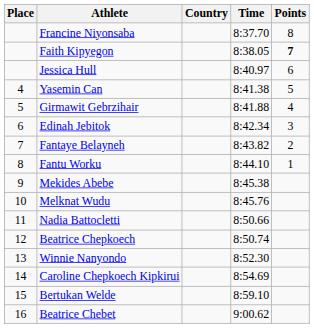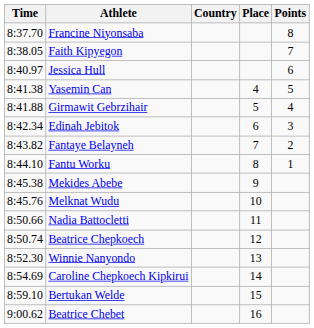columns swapped: (21, 13) <-> (251, 13)
(290, 51) bold -> (290, 51) normal
